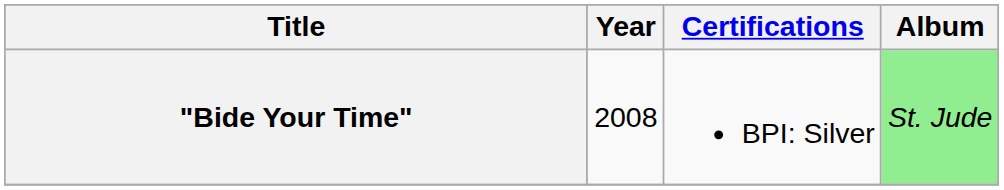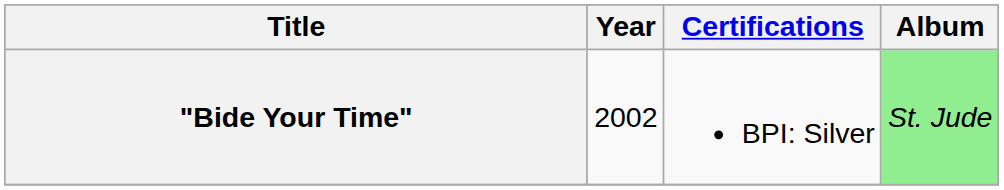(626, 116) 2008 -> (626, 116) 2002
